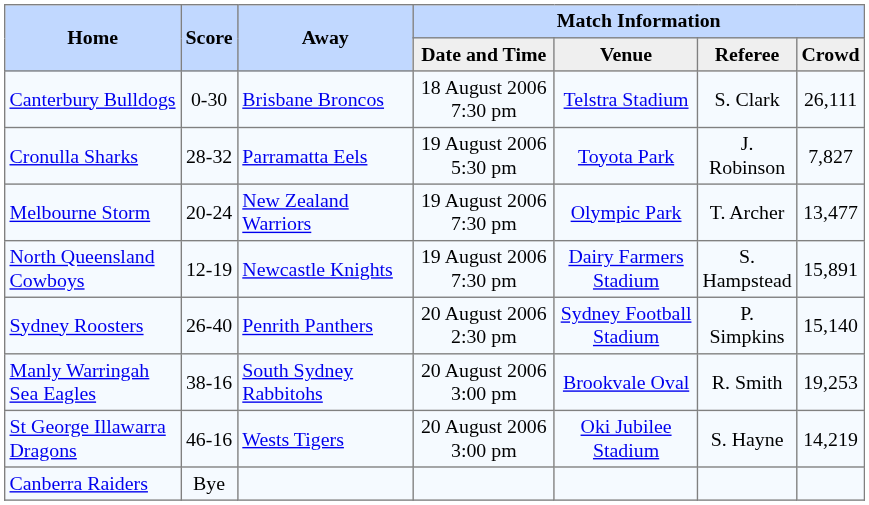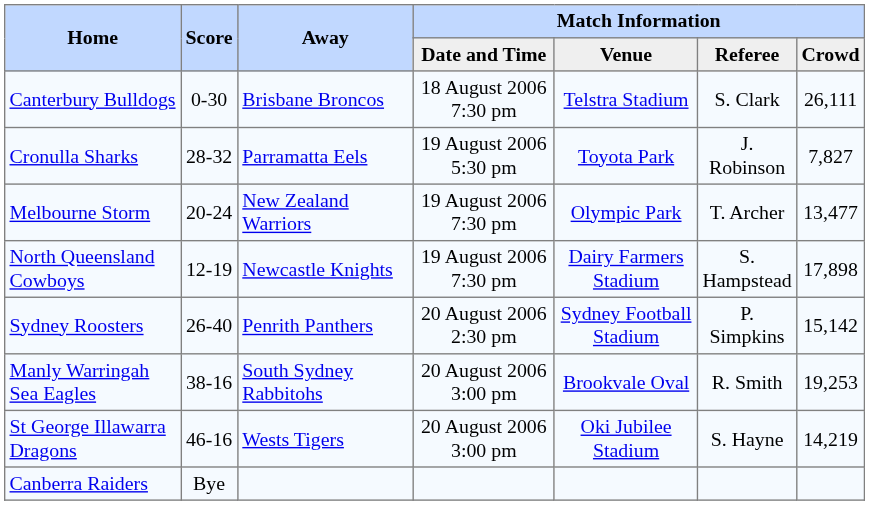(831, 268) 15,891 -> (831, 268) 17,898
(831, 325) 15,140 -> (831, 325) 15,142
